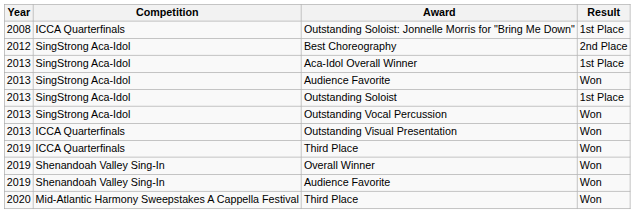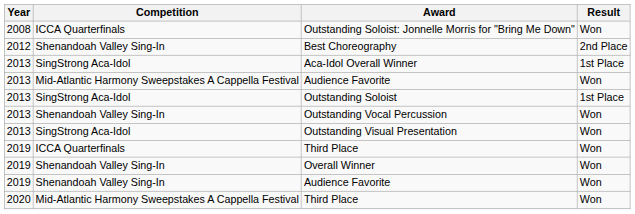(602, 30) 1st Place -> (591, 30) Won
(83, 47) SingStrong Aca-Idol -> (100, 47) Shenandoah Valley Sing-In
(83, 81) SingStrong Aca-Idol -> (167, 81) Mid-Atlantic Harmony Sweepstakes A Cappella Festival
(83, 115) SingStrong Aca-Idol -> (100, 115) Shenandoah Valley Sing-In
(80, 132) ICCA Quarterfinals -> (83, 132) SingStrong Aca-Idol
